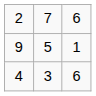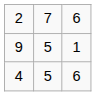(48, 76) 3 -> (48, 76) 5
